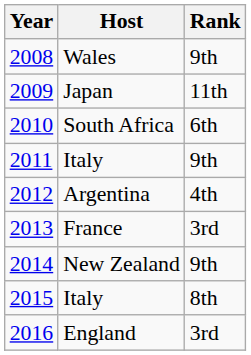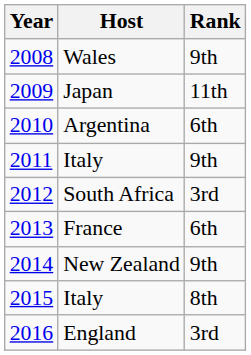(119, 125) South Africa -> (107, 125) Argentina
(107, 194) Argentina -> (119, 194) South Africa
(204, 194) 4th -> (204, 194) 3rd
(204, 228) 3rd -> (204, 228) 6th
